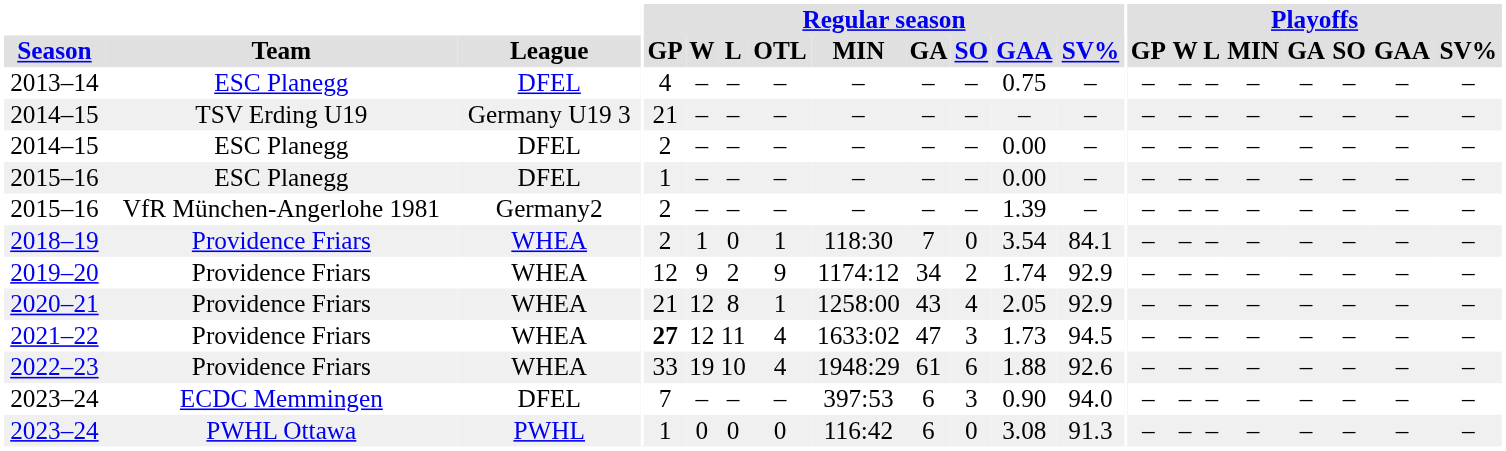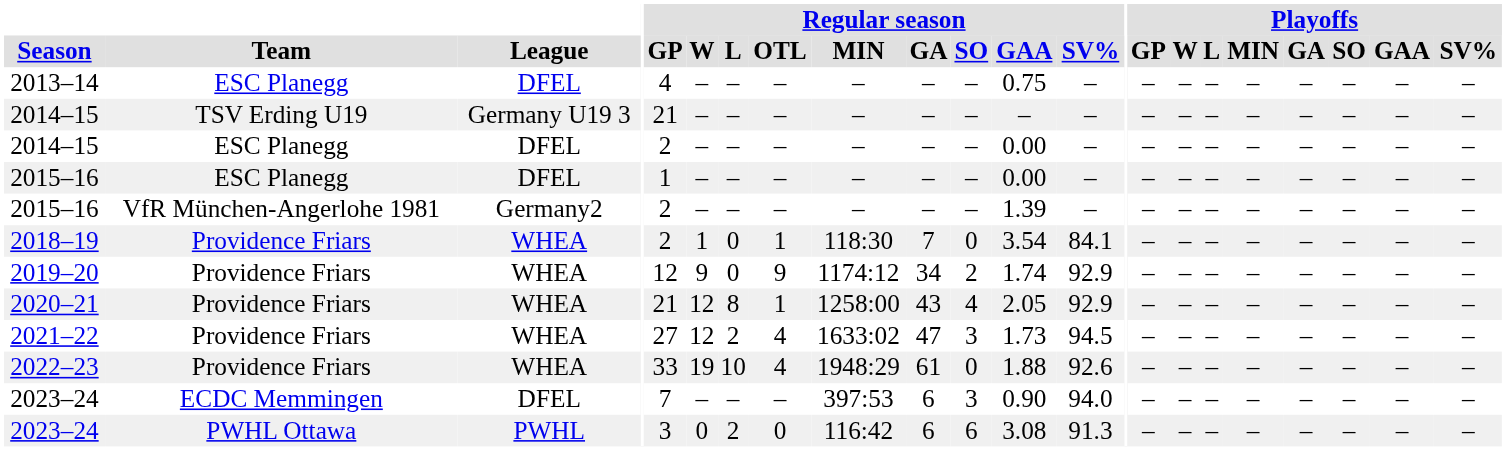(733, 272) 2 -> (733, 272) 0
(665, 335) bold -> (665, 335) normal
(733, 335) 11 -> (733, 335) 2
(971, 367) 6 -> (971, 367) 0
(665, 430) 1 -> (665, 430) 3
(733, 430) 0 -> (733, 430) 2
(971, 430) 0 -> (971, 430) 6
